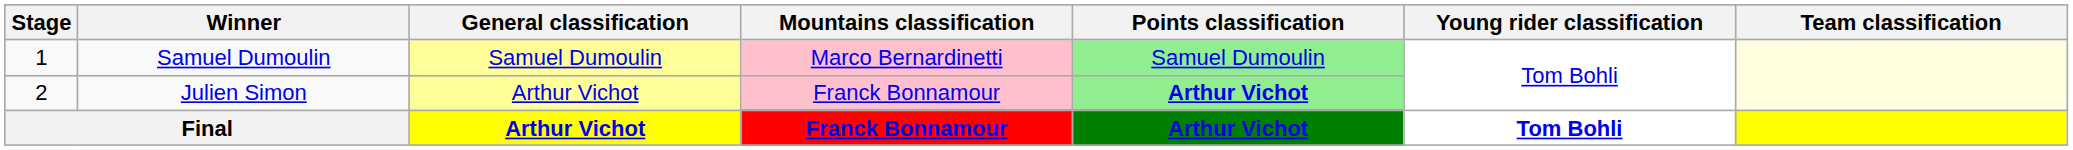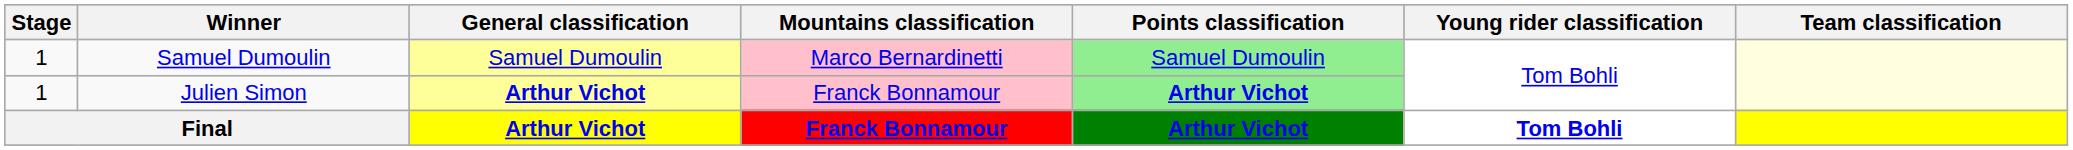(41, 93) 2 -> (41, 93) 1
(575, 93) normal -> (575, 93) bold
